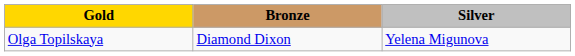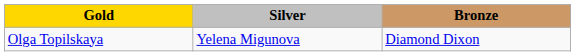columns swapped: (476, 16) <-> (288, 16)
